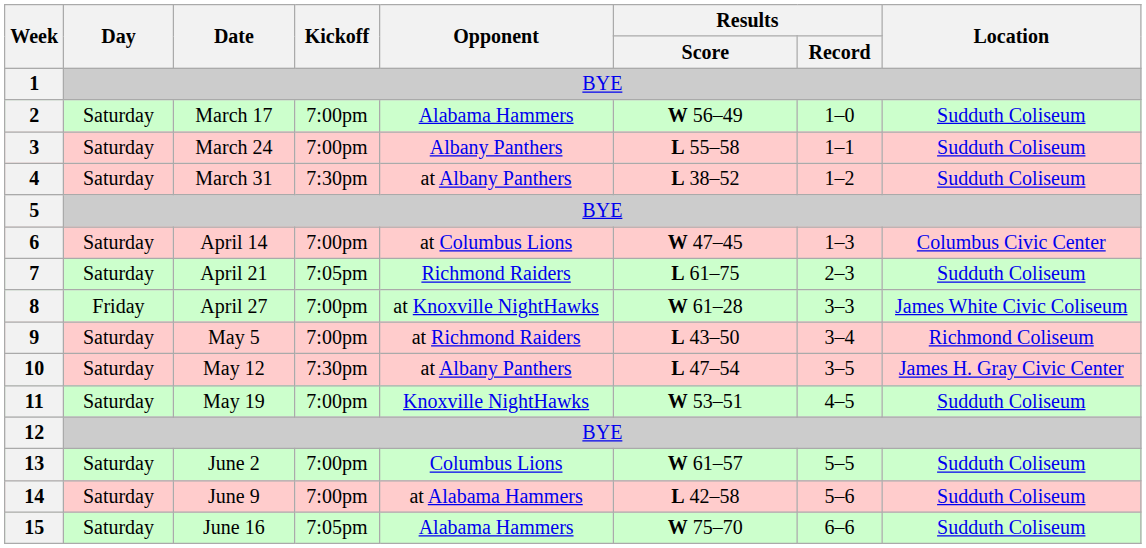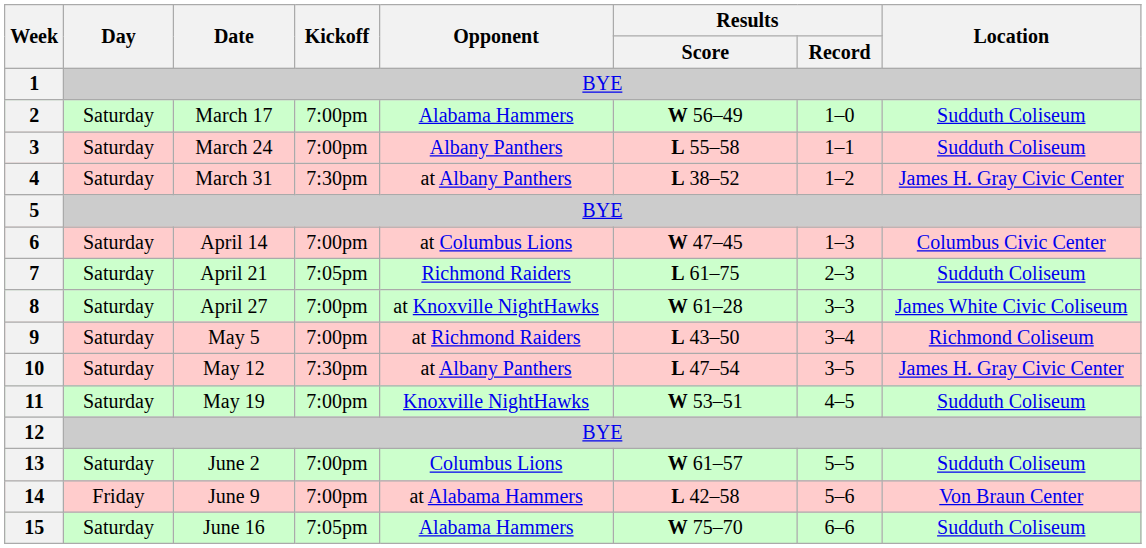(1011, 178) Sudduth Coliseum -> (1011, 178) James H. Gray Civic Center
(118, 305) Friday -> (118, 305) Saturday
(118, 496) Saturday -> (118, 496) Friday
(1011, 496) Sudduth Coliseum -> (1011, 496) Von Braun Center
